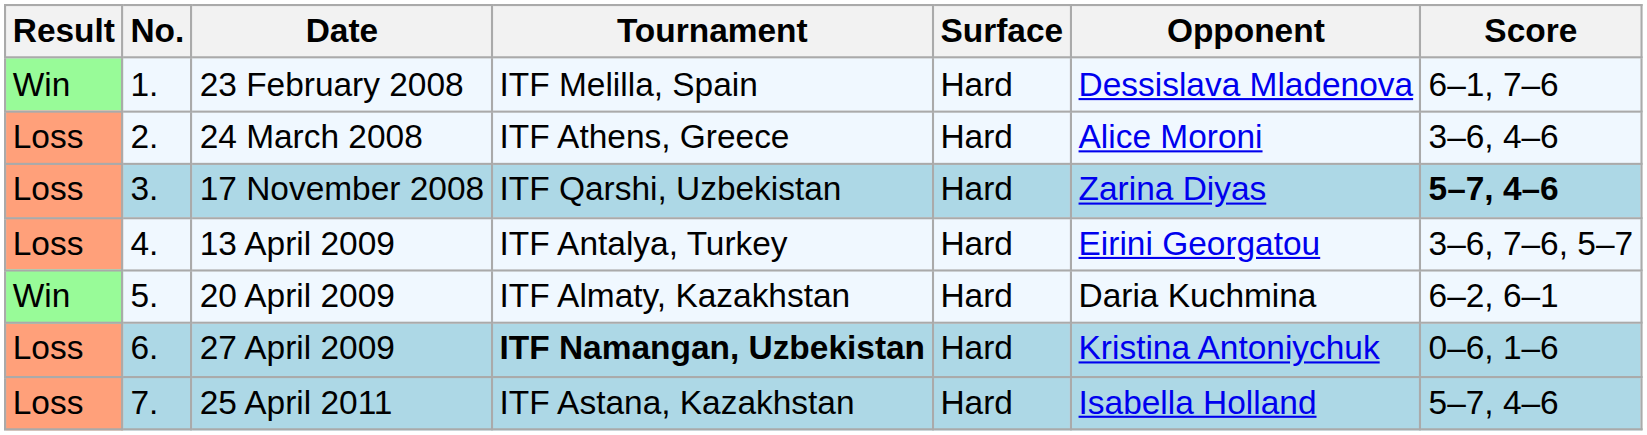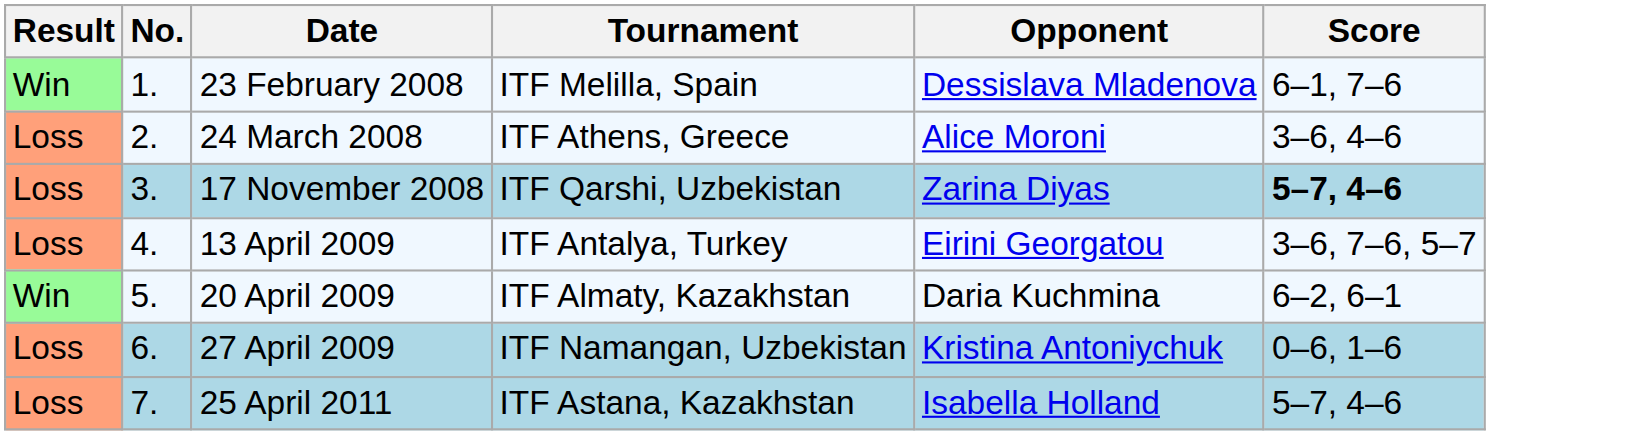- column: (1002, 31)
(712, 349) bold -> (703, 349) normal
